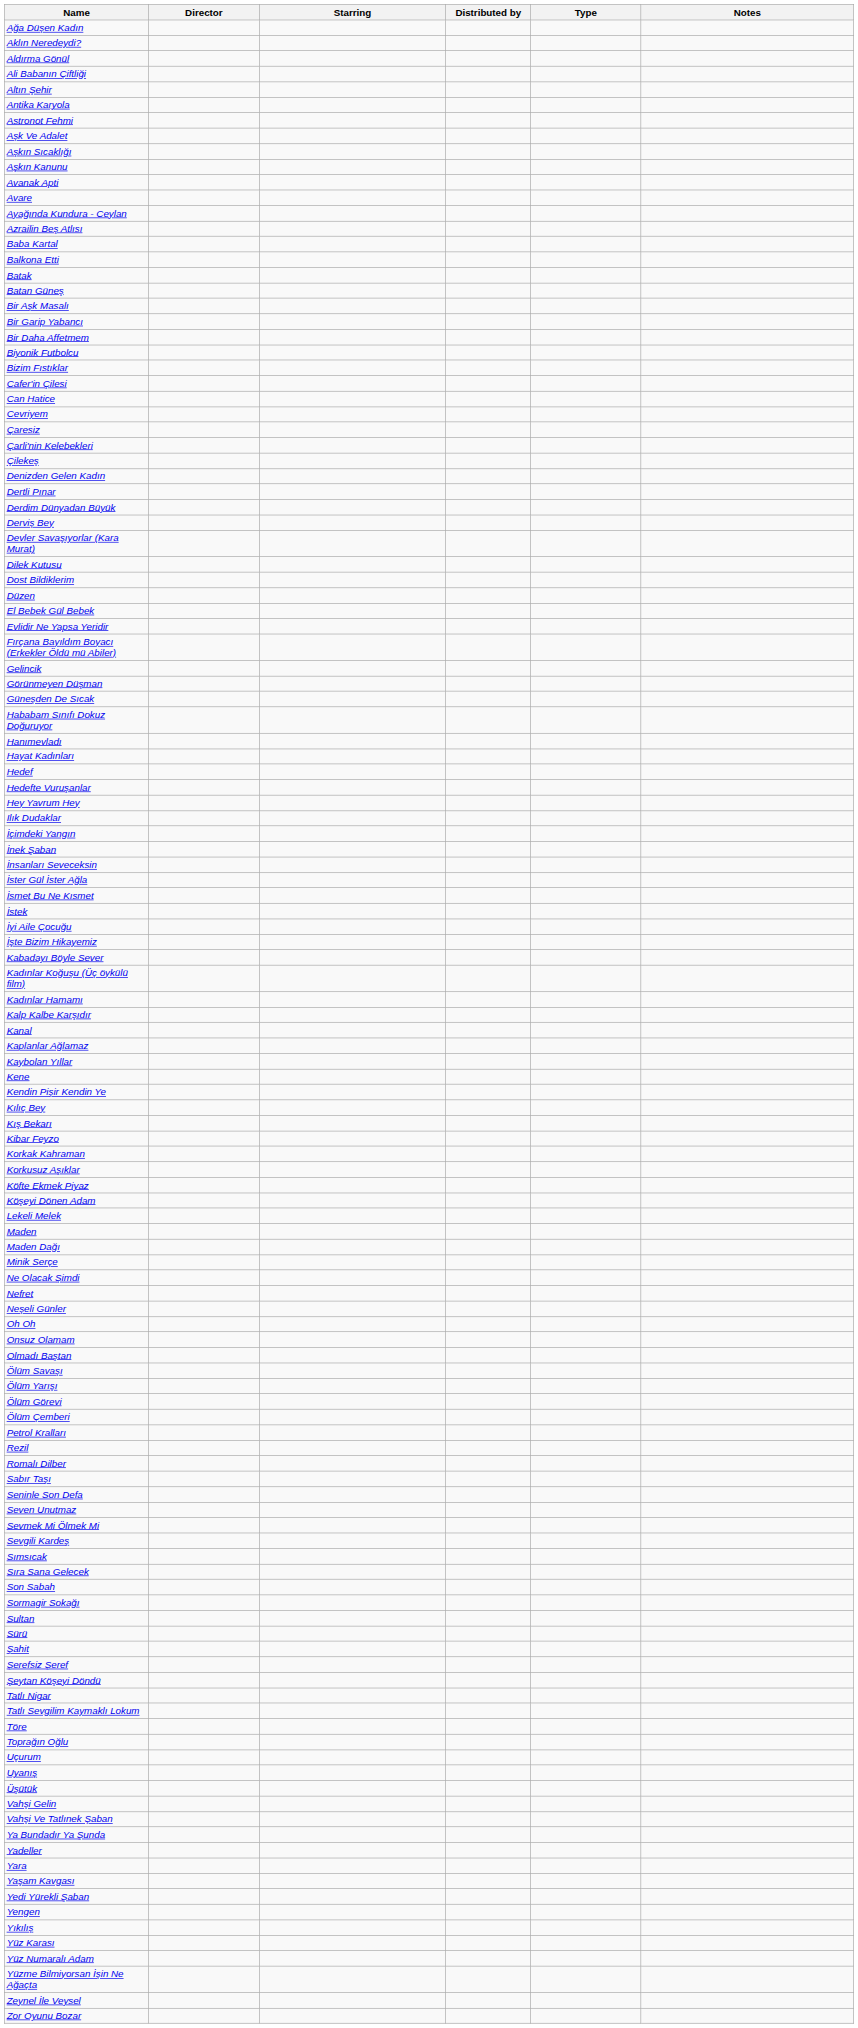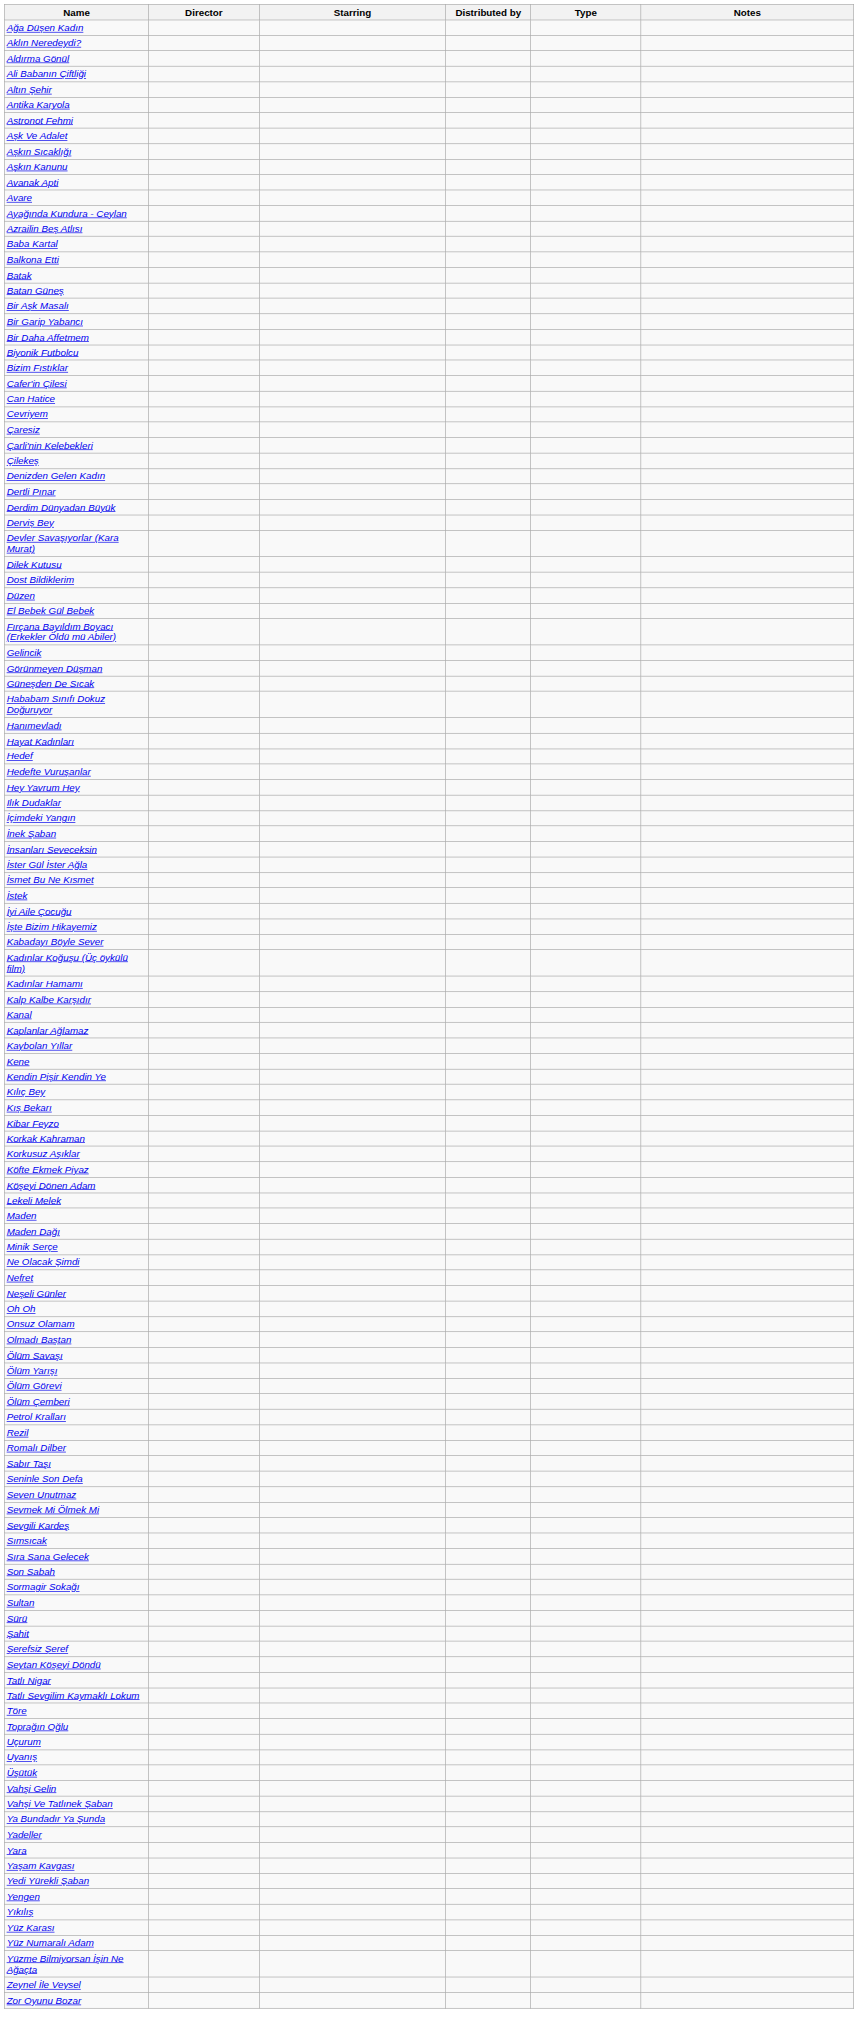- row: (57, 627)
